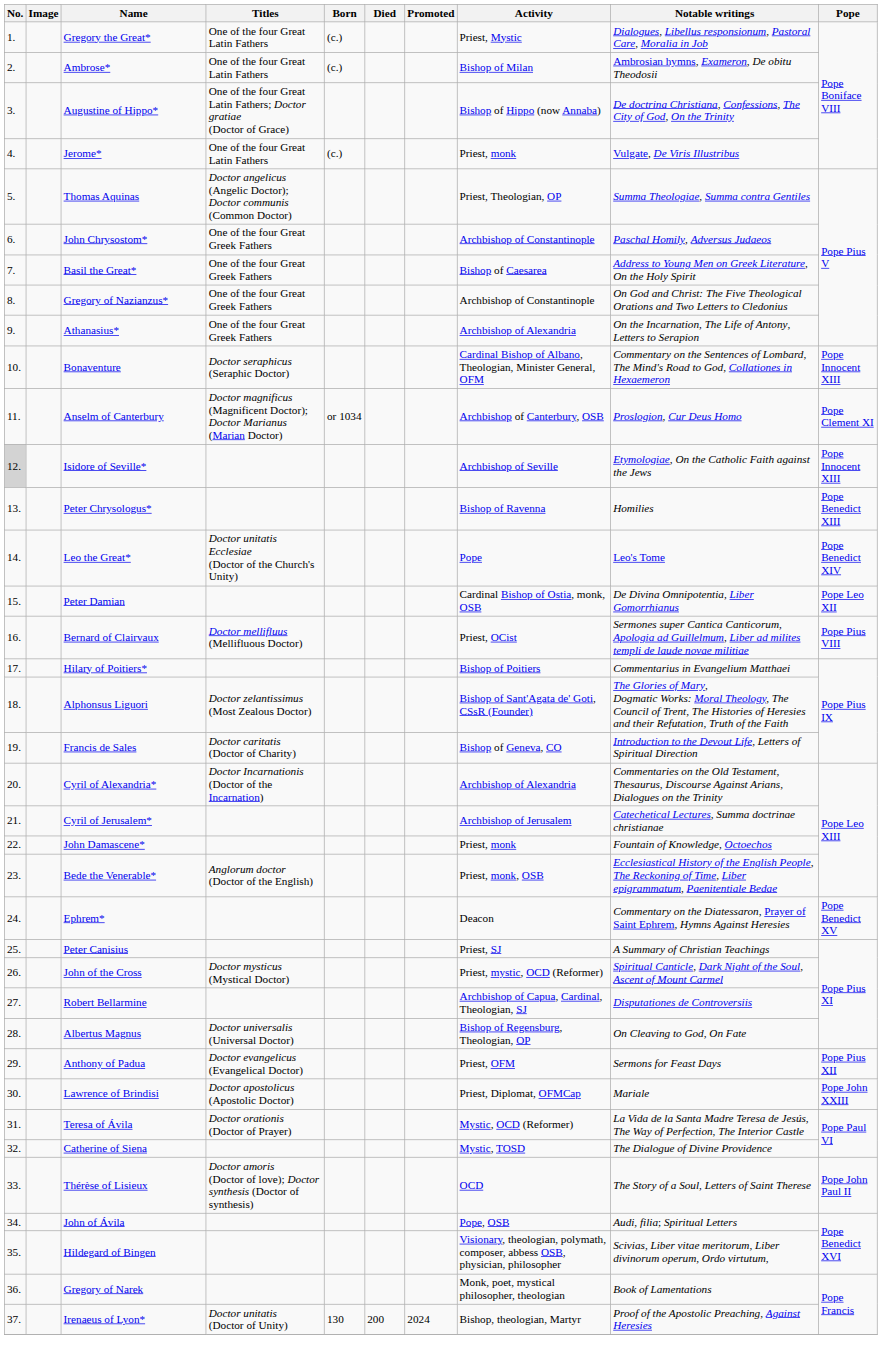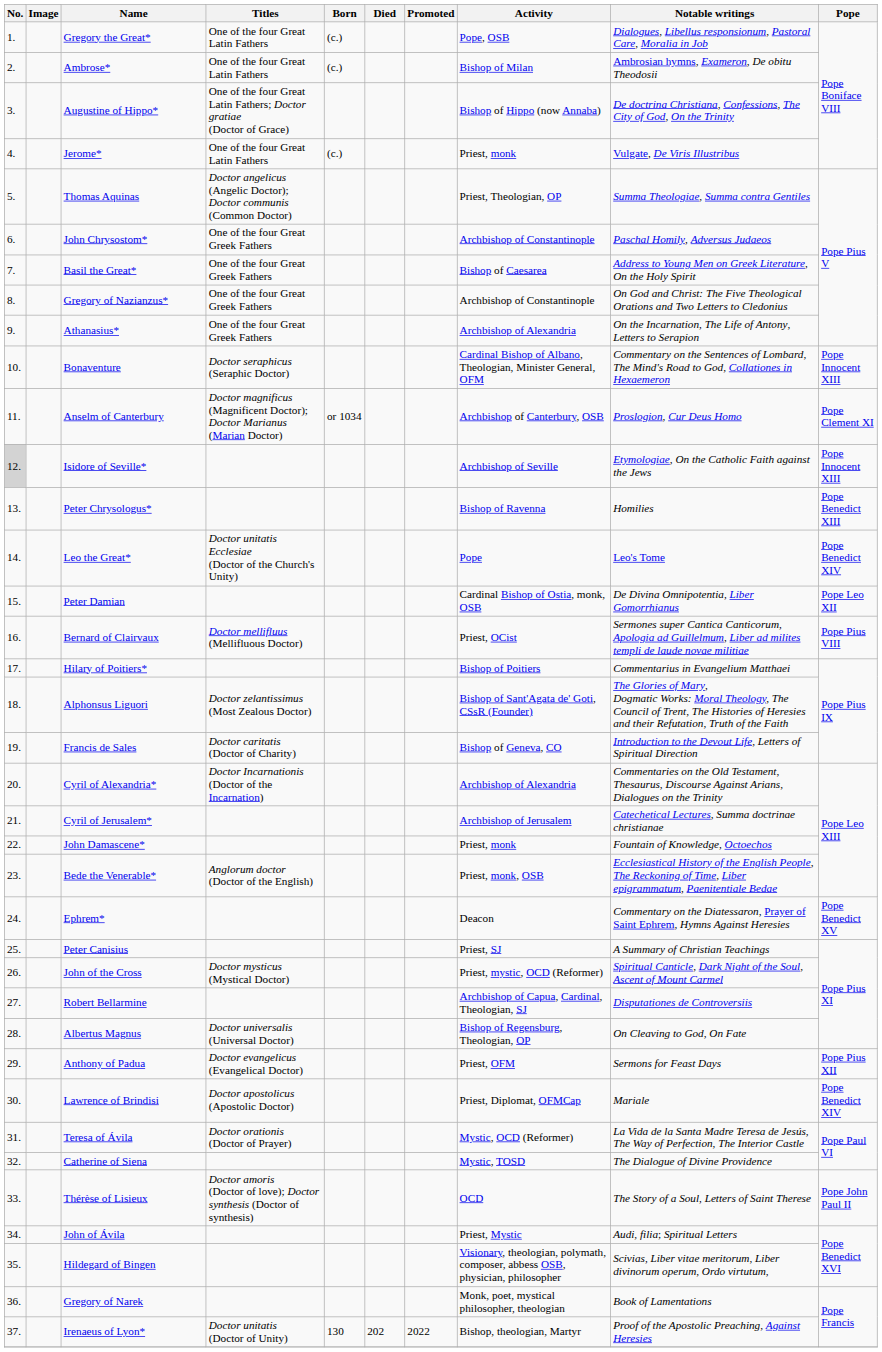(491, 37) Priest, Mystic -> (484, 37) Pope, OSB
(844, 1094) Pope John XXIII -> (841, 1100) Pope Benedict XIV
(484, 1222) Pope, OSB -> (491, 1234) Priest, Mystic
(376, 1319) 200 -> (376, 1332) 202
(419, 1319) 2024 -> (419, 1332) 2022
